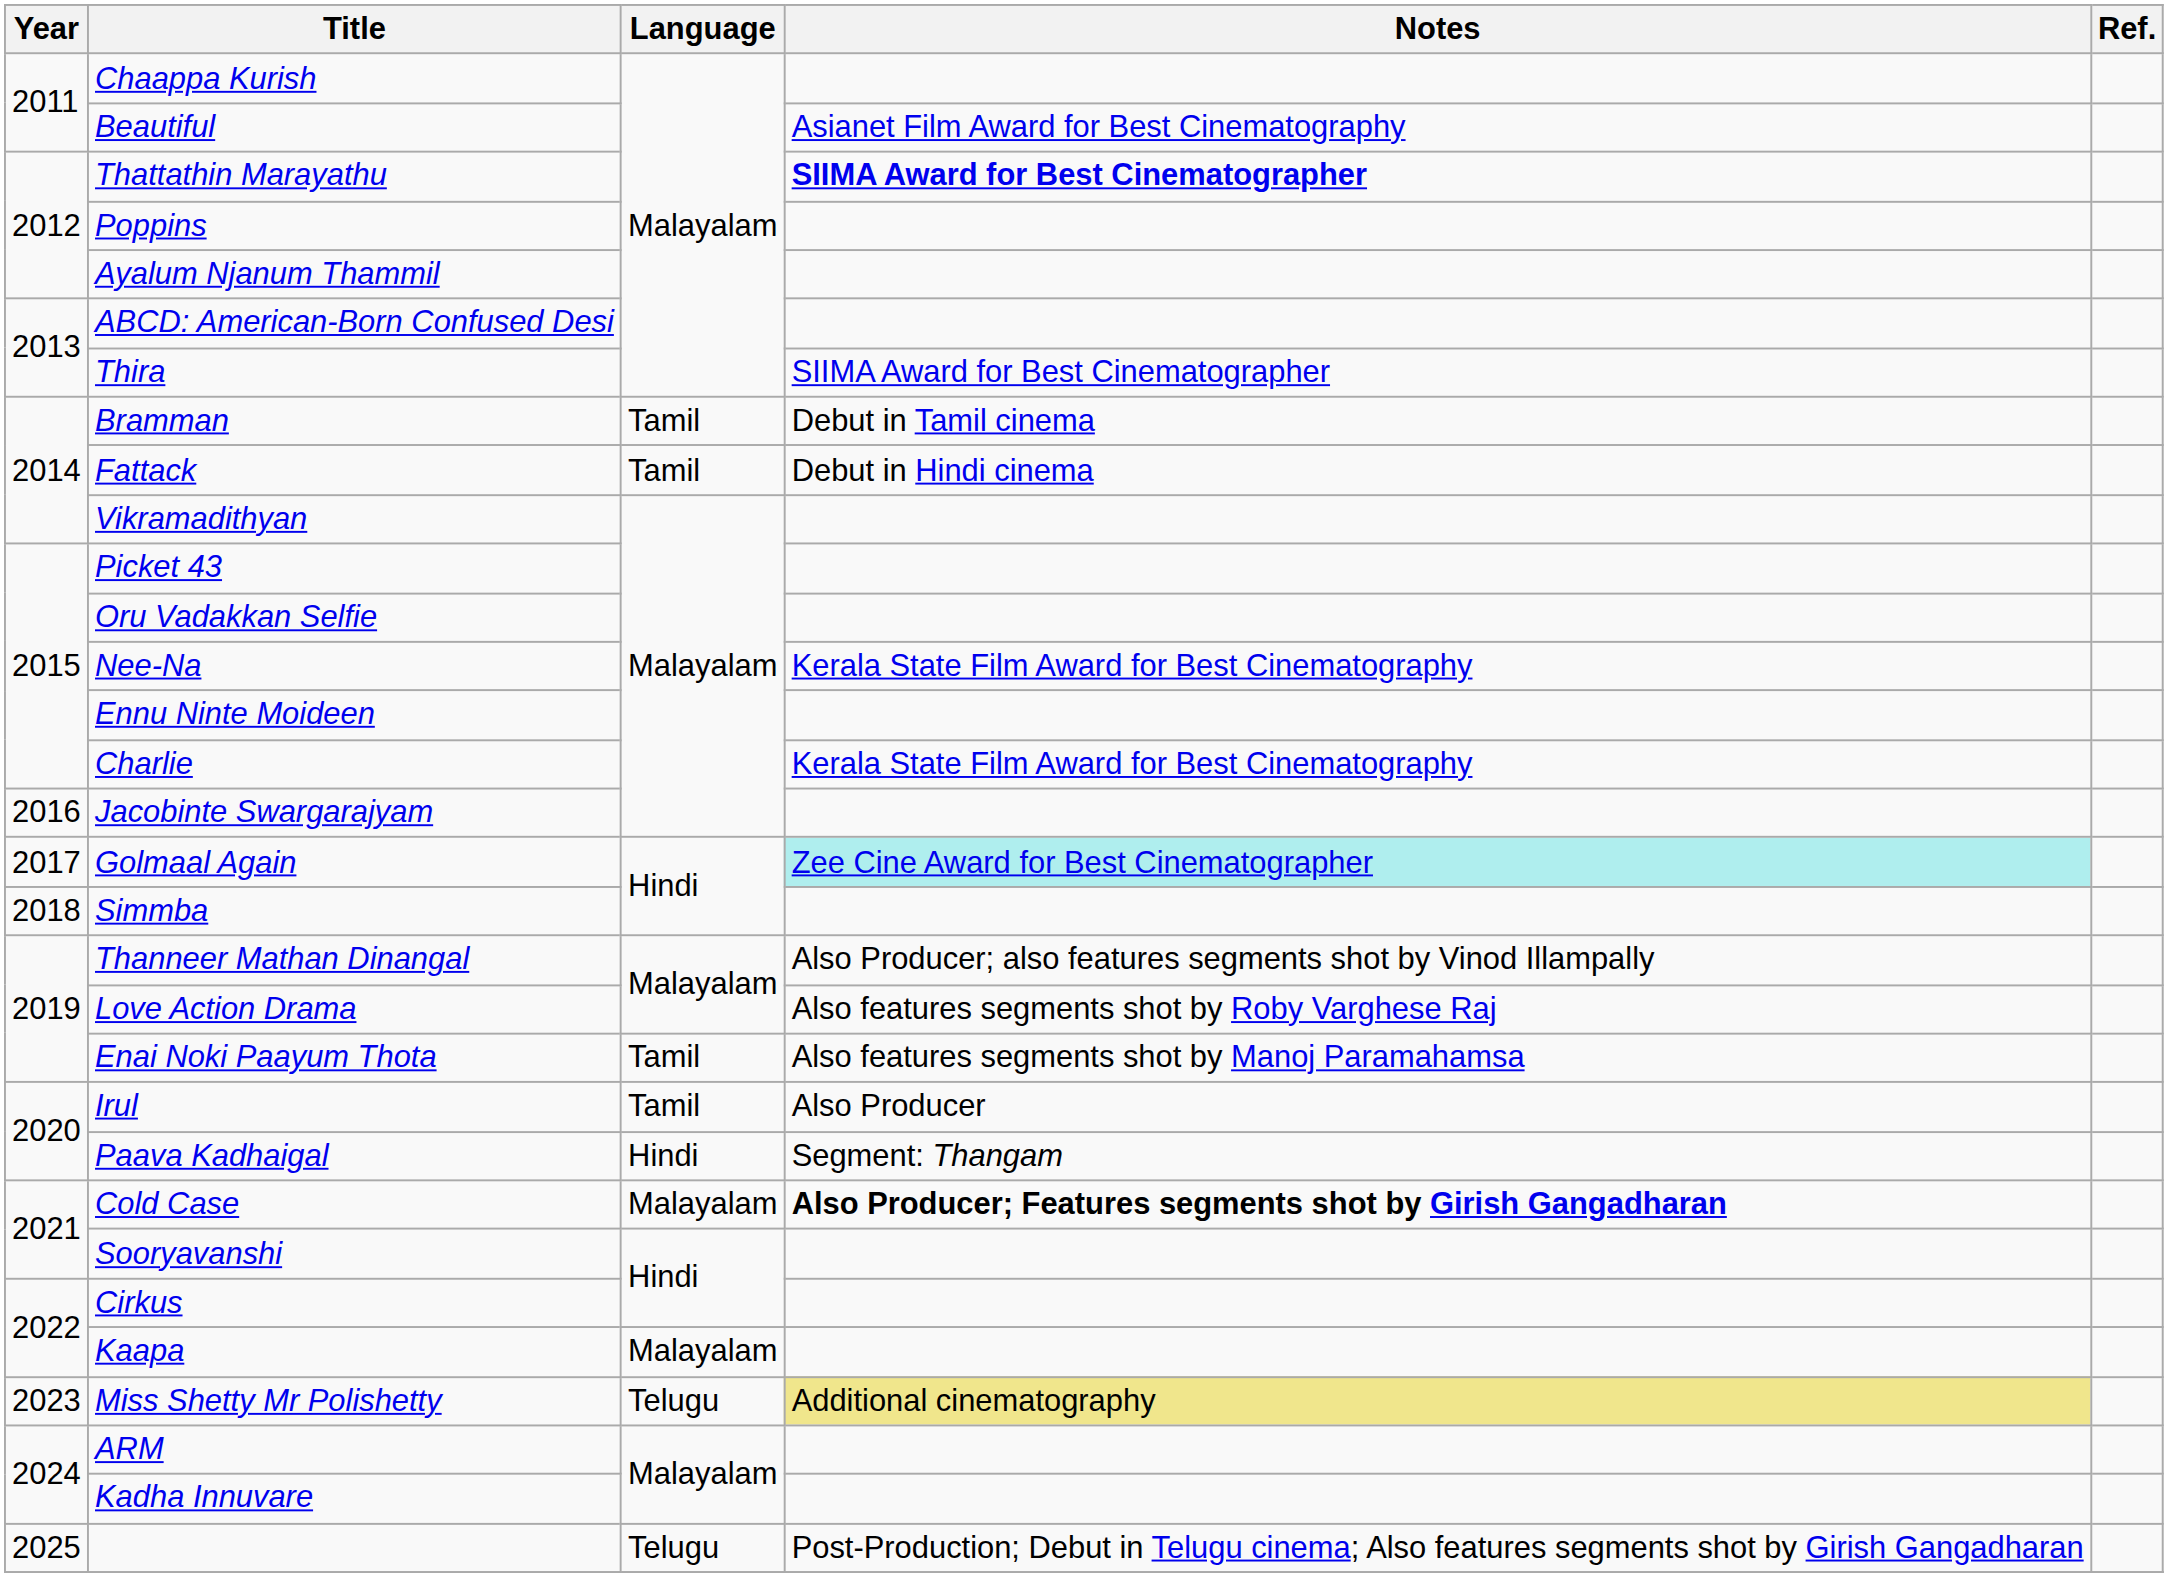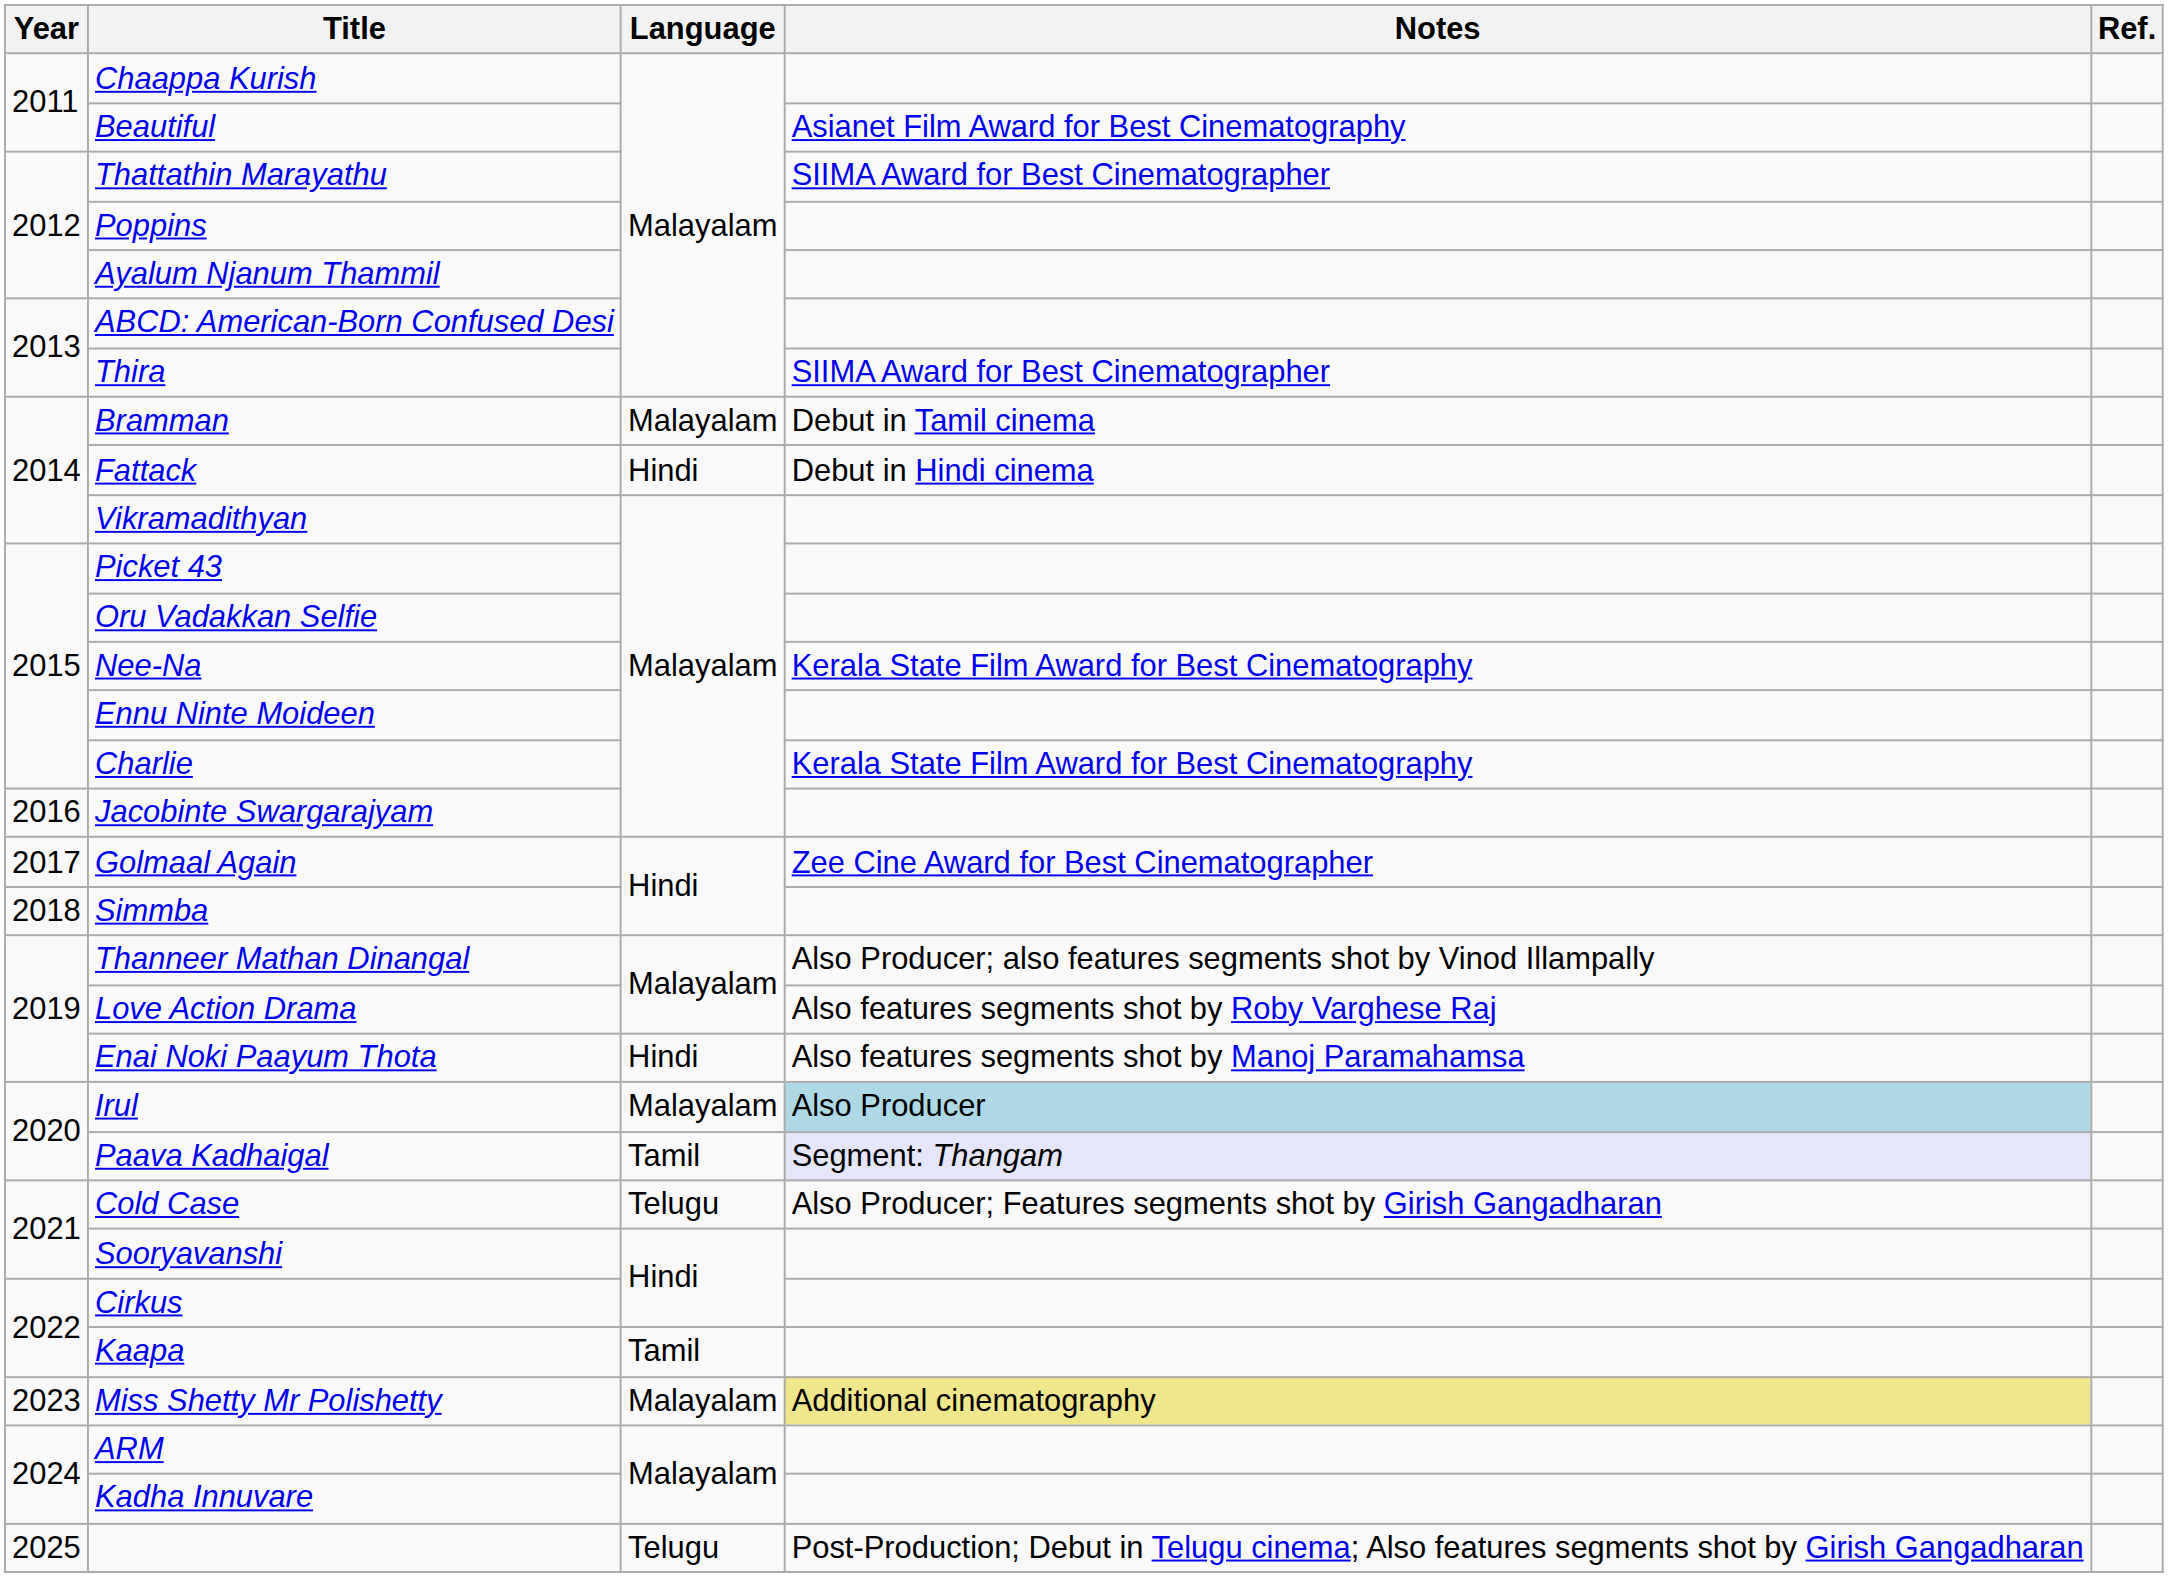(1079, 175) bold -> (1061, 175) normal
(664, 420) Tamil -> (703, 420) Malayalam
(664, 469) Tamil -> (663, 469) Hindi
(1082, 861) paleturquoise background -> (1082, 861) no background
(664, 1057) Tamil -> (663, 1057) Hindi
(664, 1106) Tamil -> (703, 1106) Malayalam
(889, 1106) no background -> (889, 1106) lightblue background
(663, 1155) Hindi -> (664, 1155) Tamil
(927, 1155) no background -> (927, 1155) lavender background
(703, 1204) Malayalam -> (674, 1204) Telugu
(1259, 1204) bold -> (1227, 1204) normal
(703, 1351) Malayalam -> (664, 1351) Tamil
(674, 1400) Telugu -> (703, 1400) Malayalam
